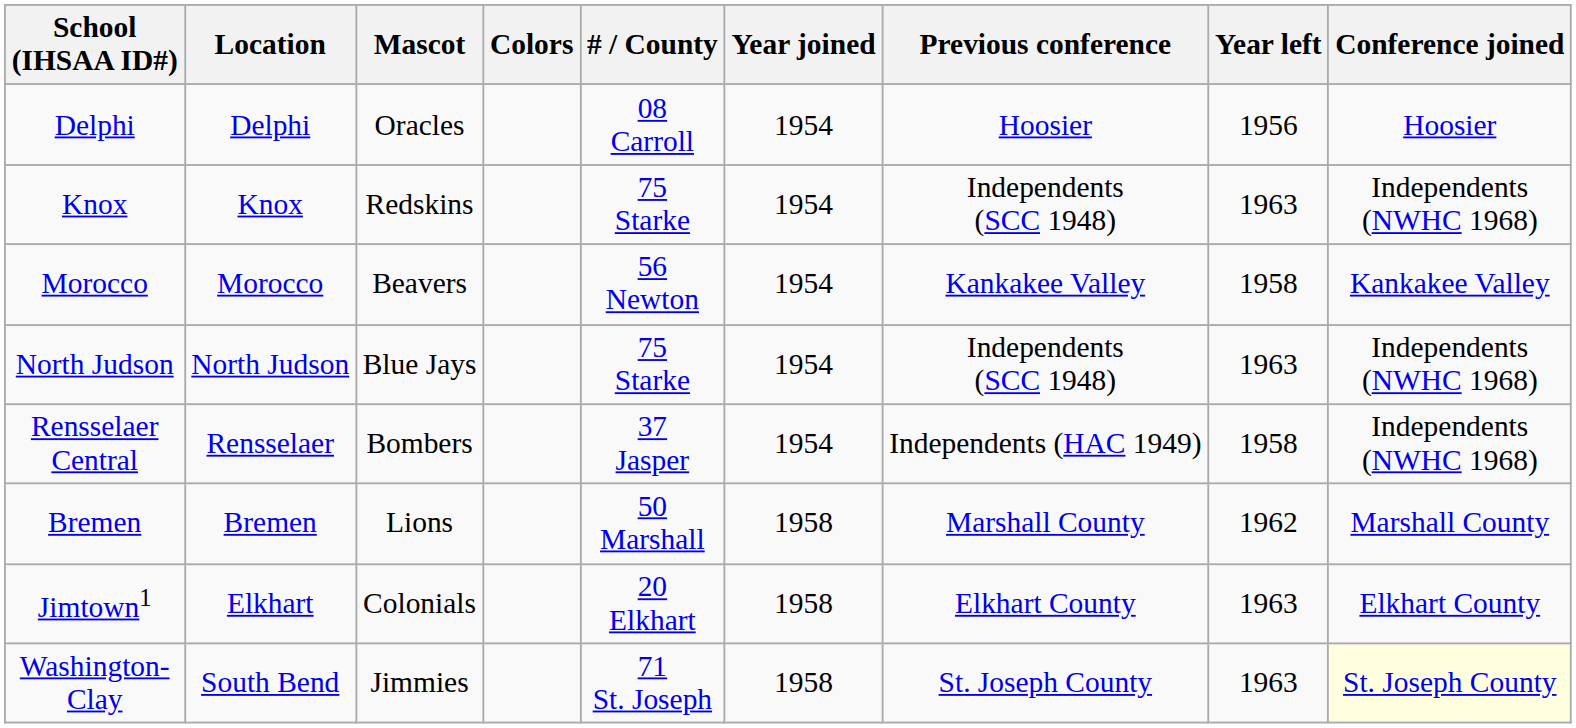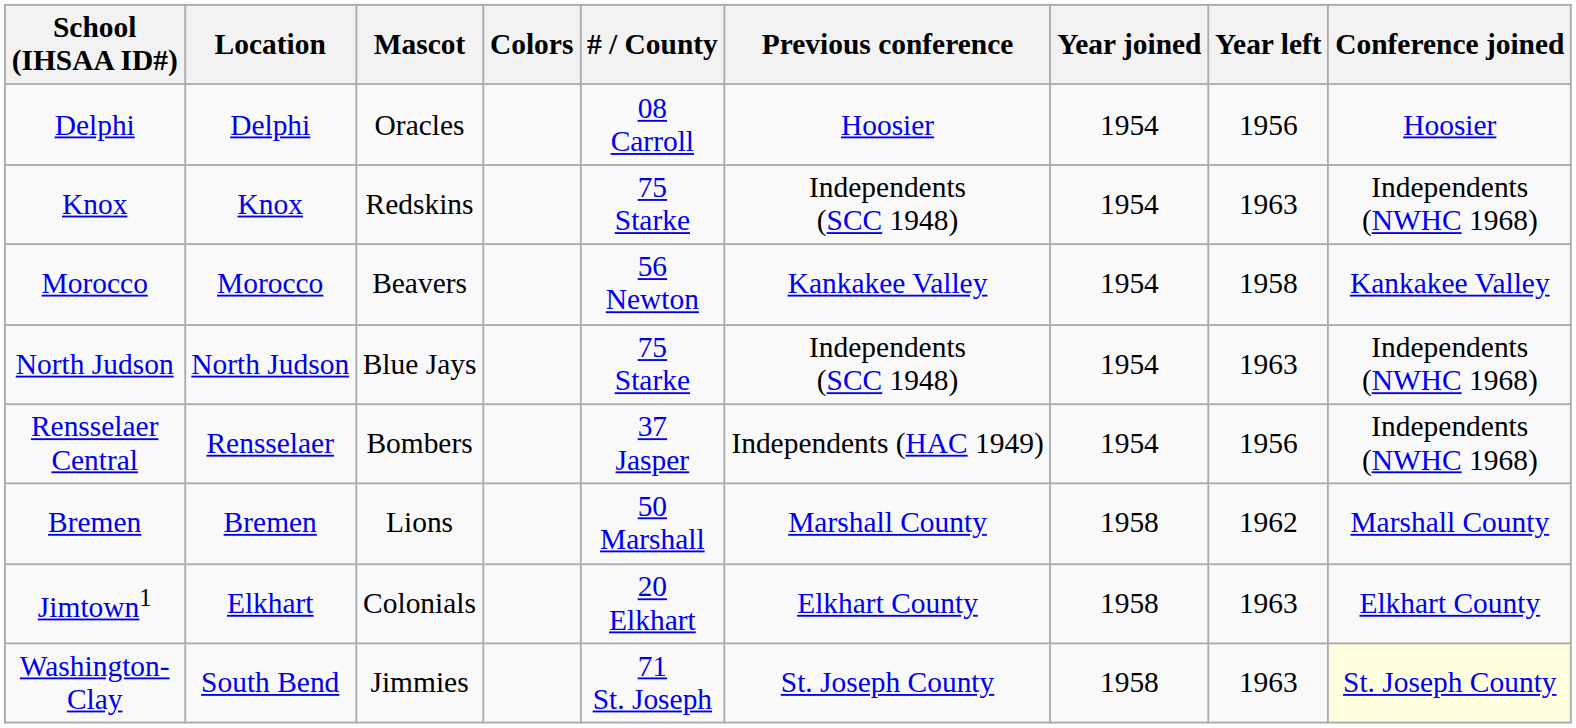columns swapped: (803, 44) <-> (1045, 44)
(1268, 443) 1958 -> (1268, 443) 1956
